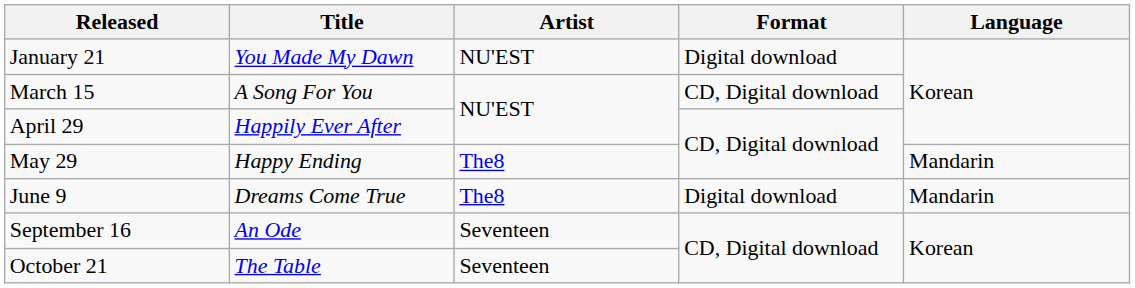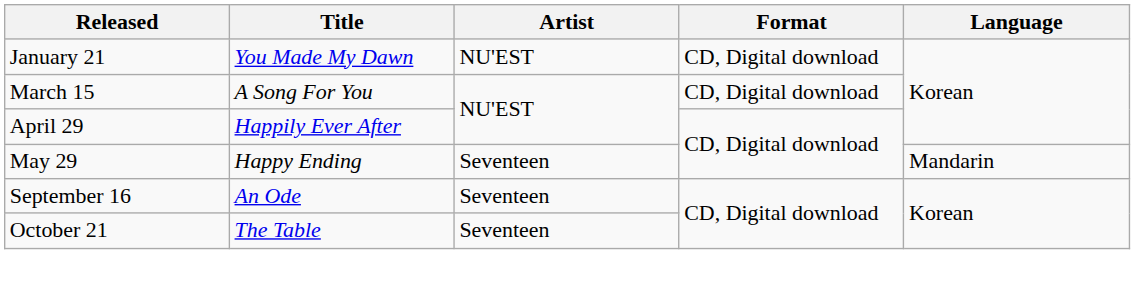(761, 56) Digital download -> (781, 56) CD, Digital download
(482, 160) The8 -> (504, 160) Seventeen
- row: (38, 195)
